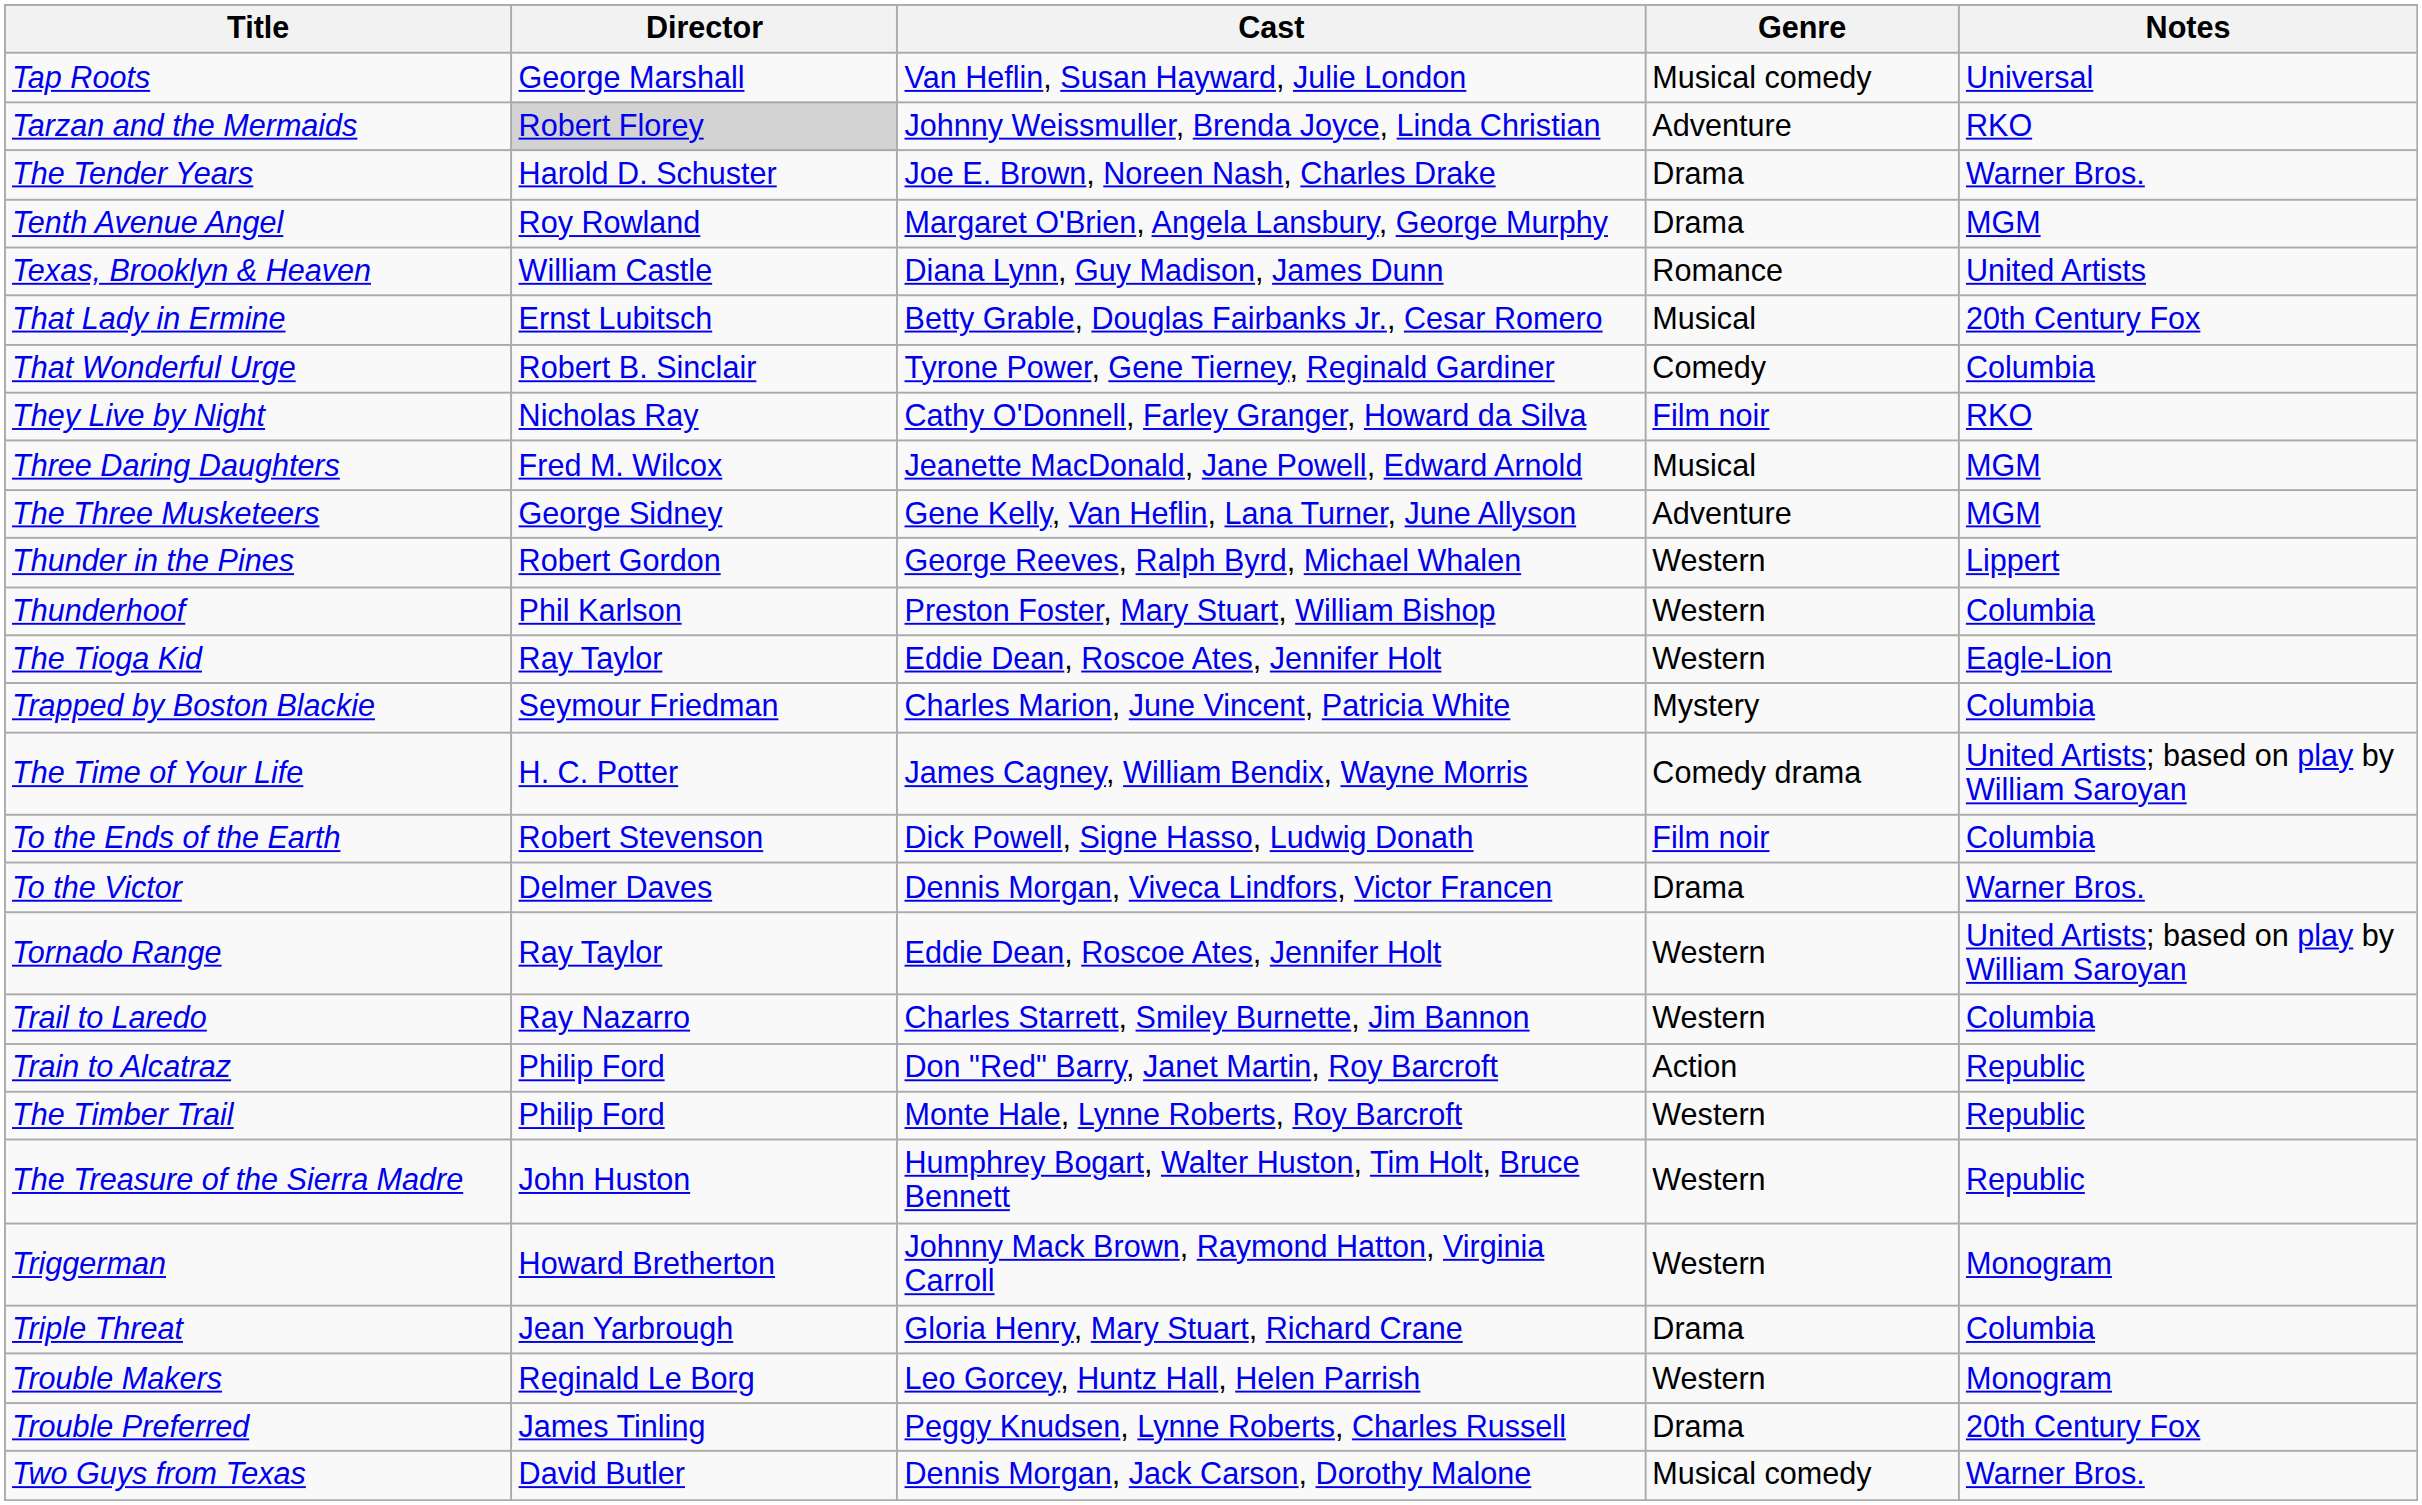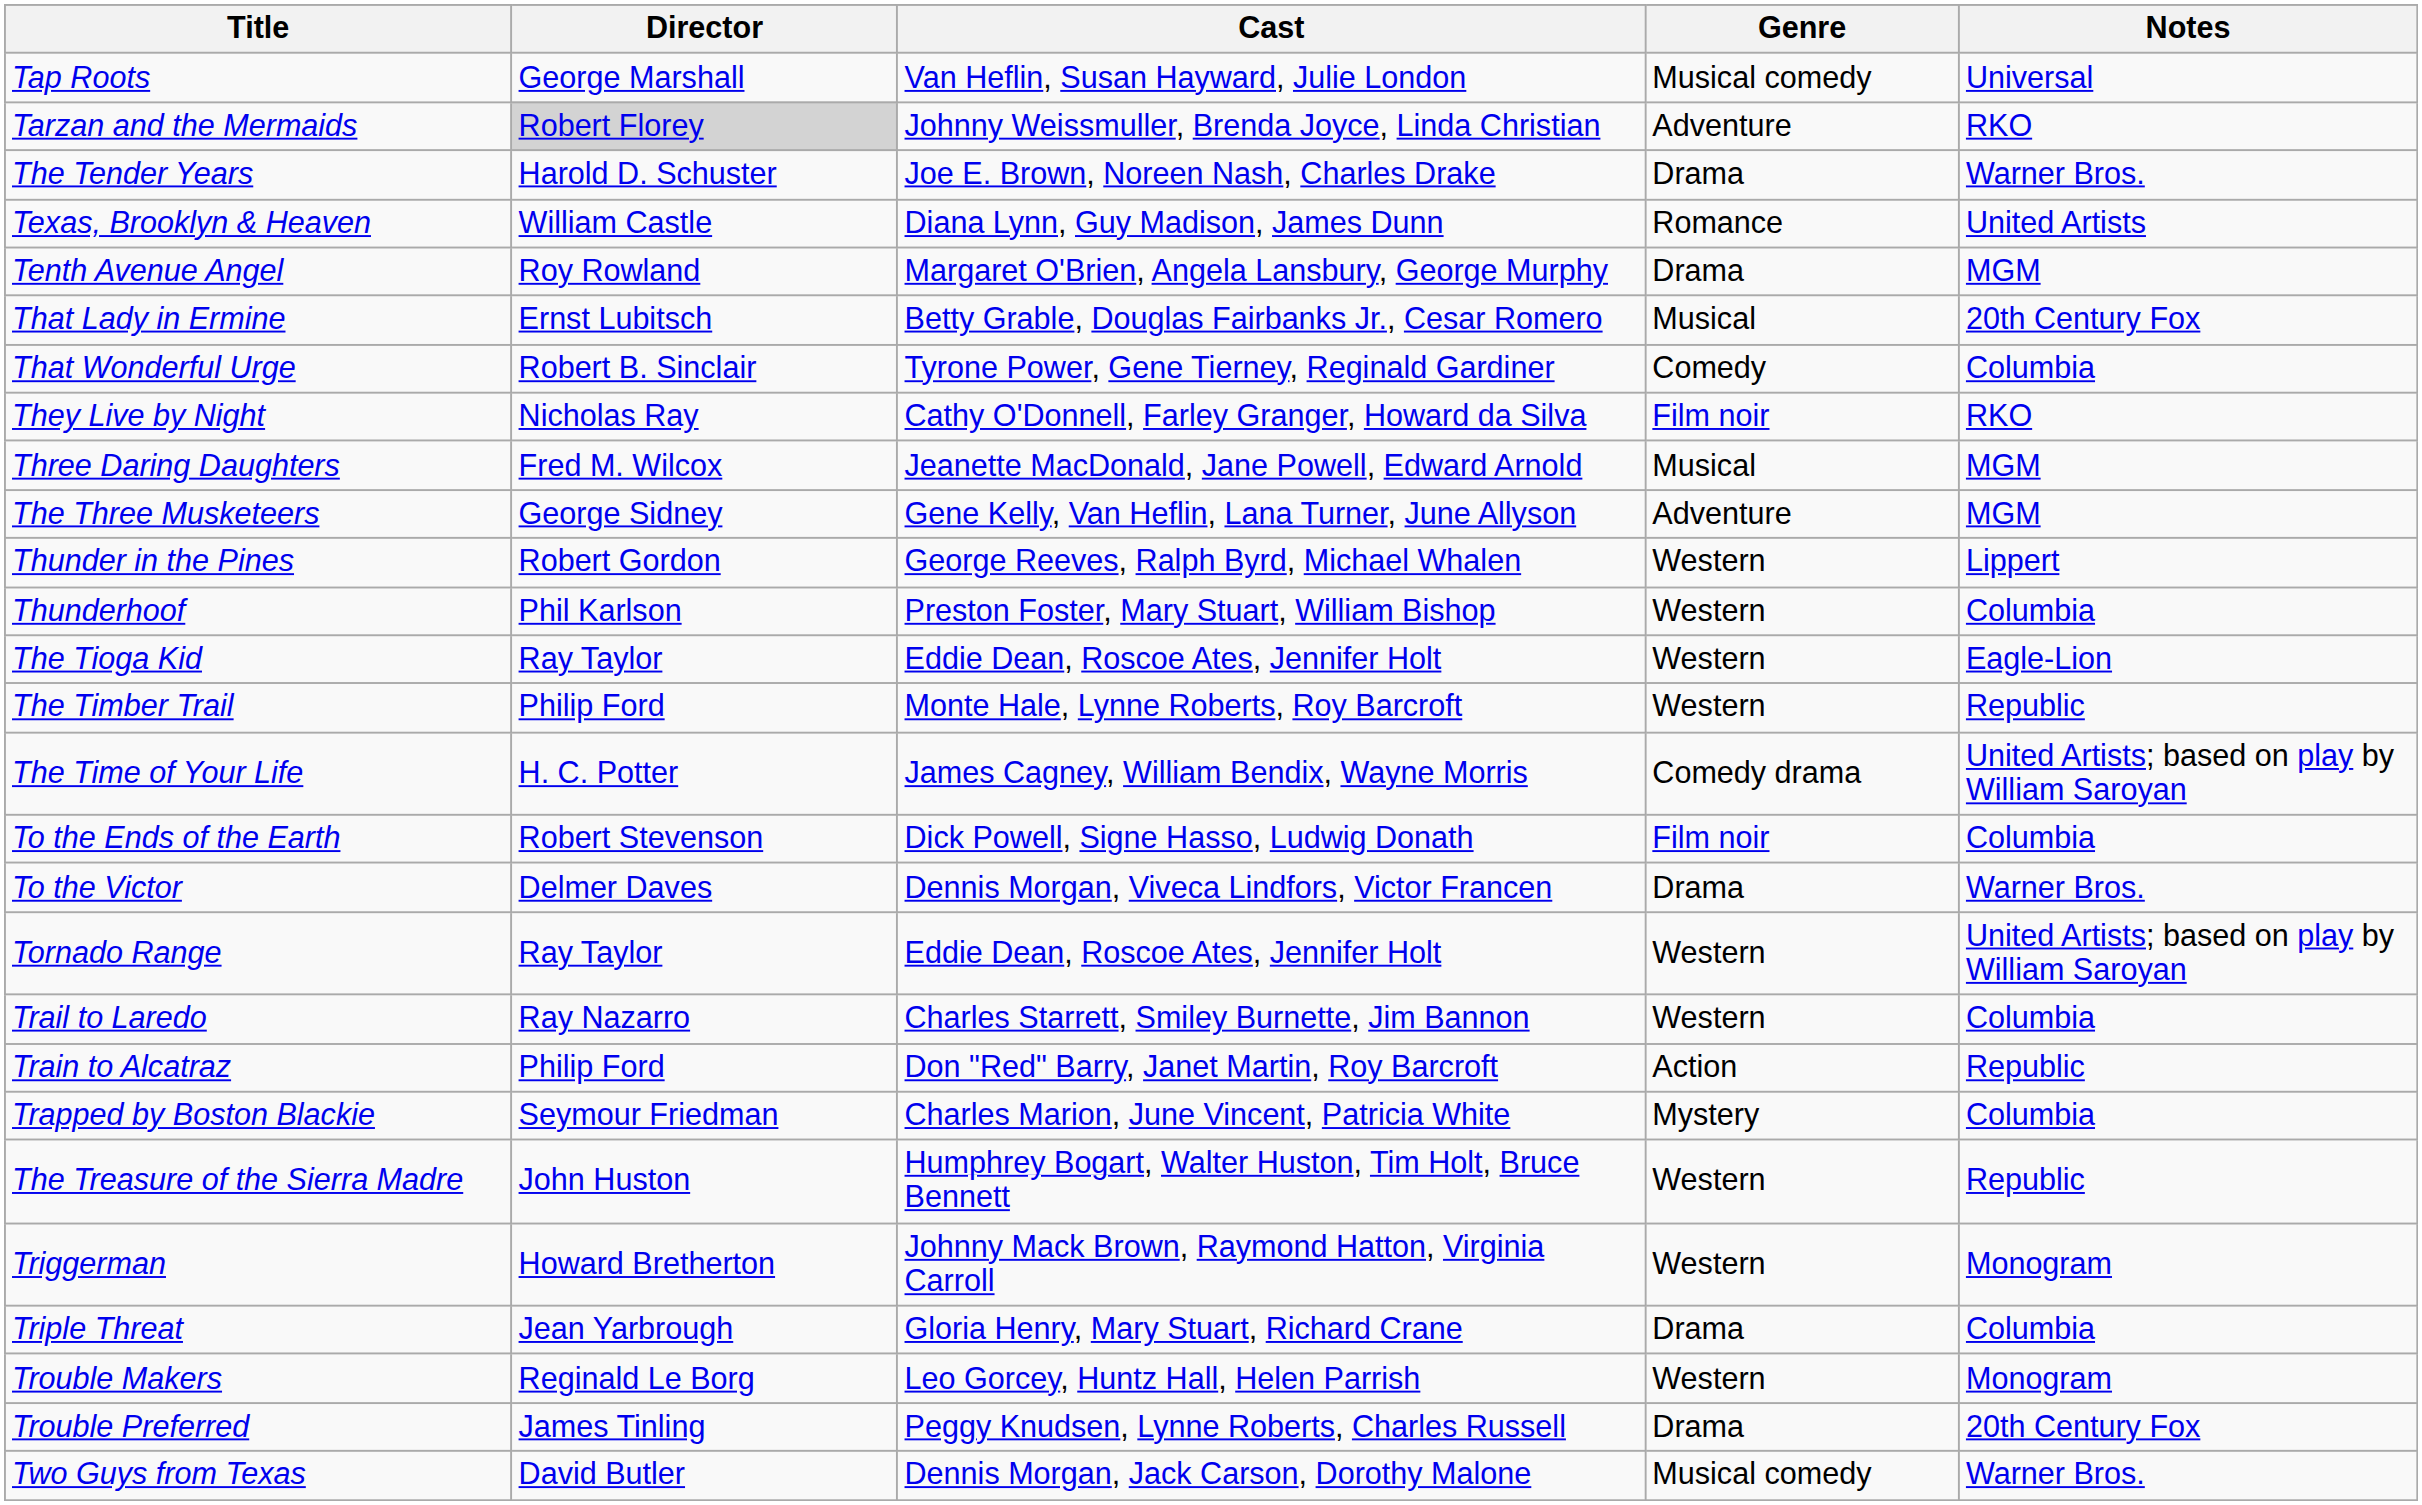rows swapped: (148, 222) <-> (191, 271)
rows swapped: (123, 1115) <-> (193, 707)
